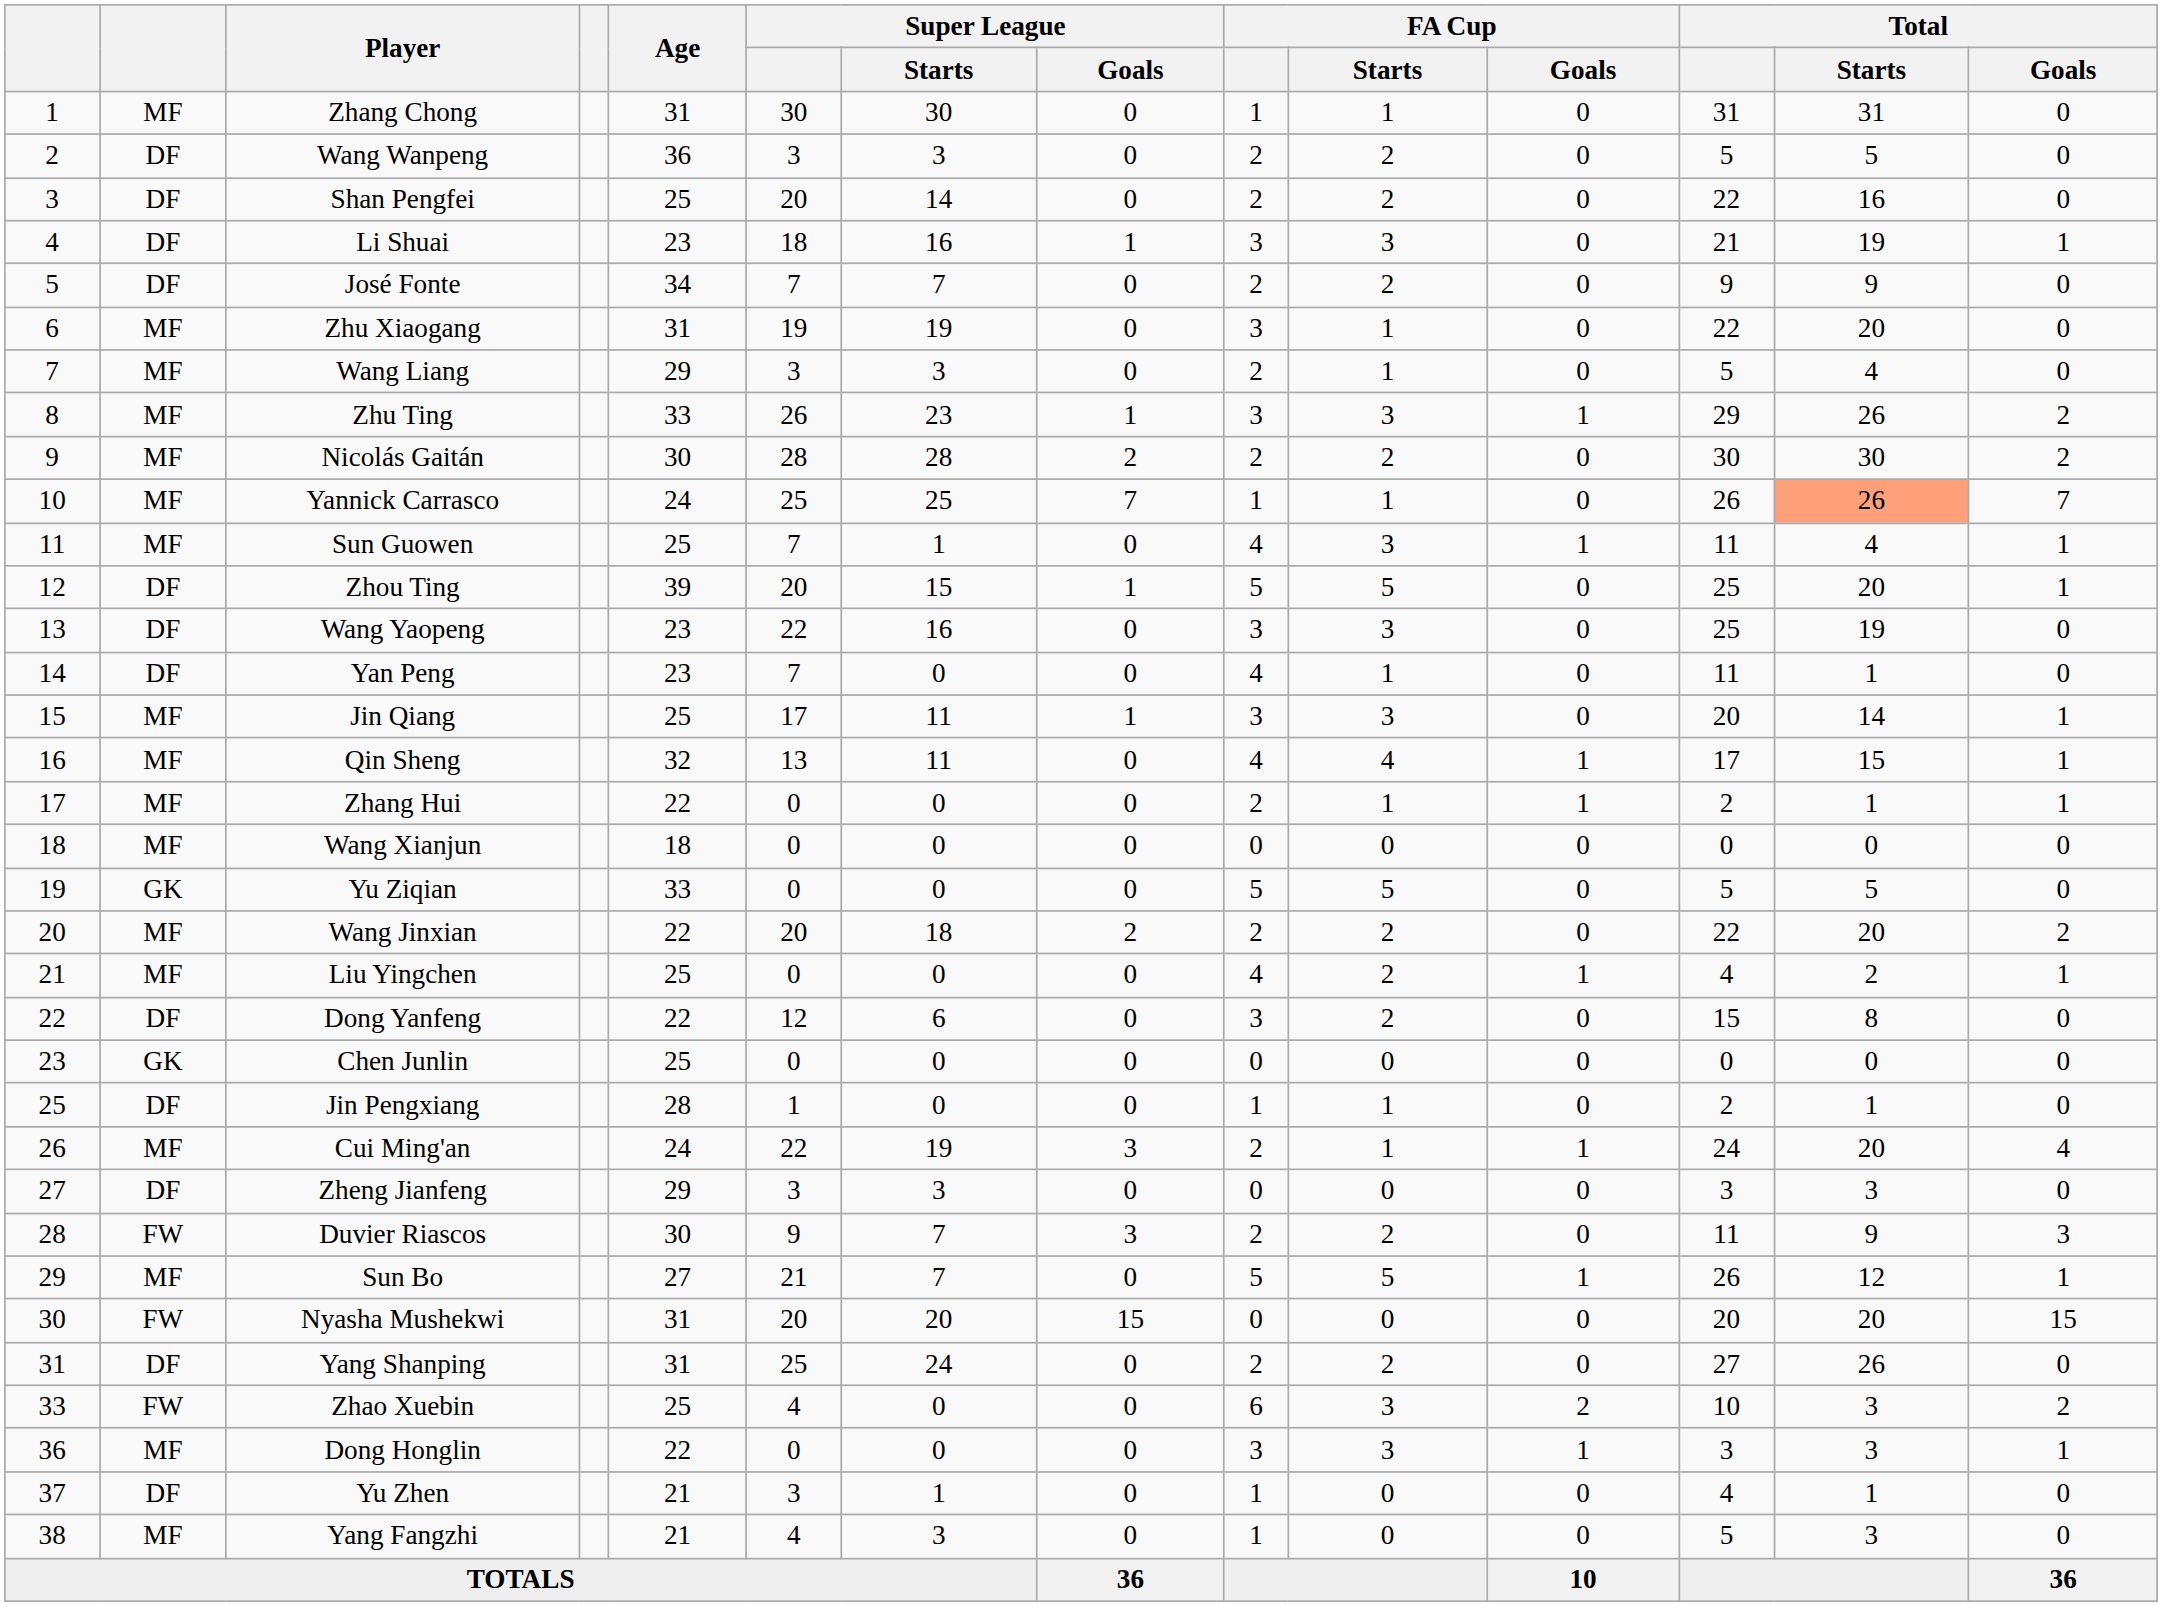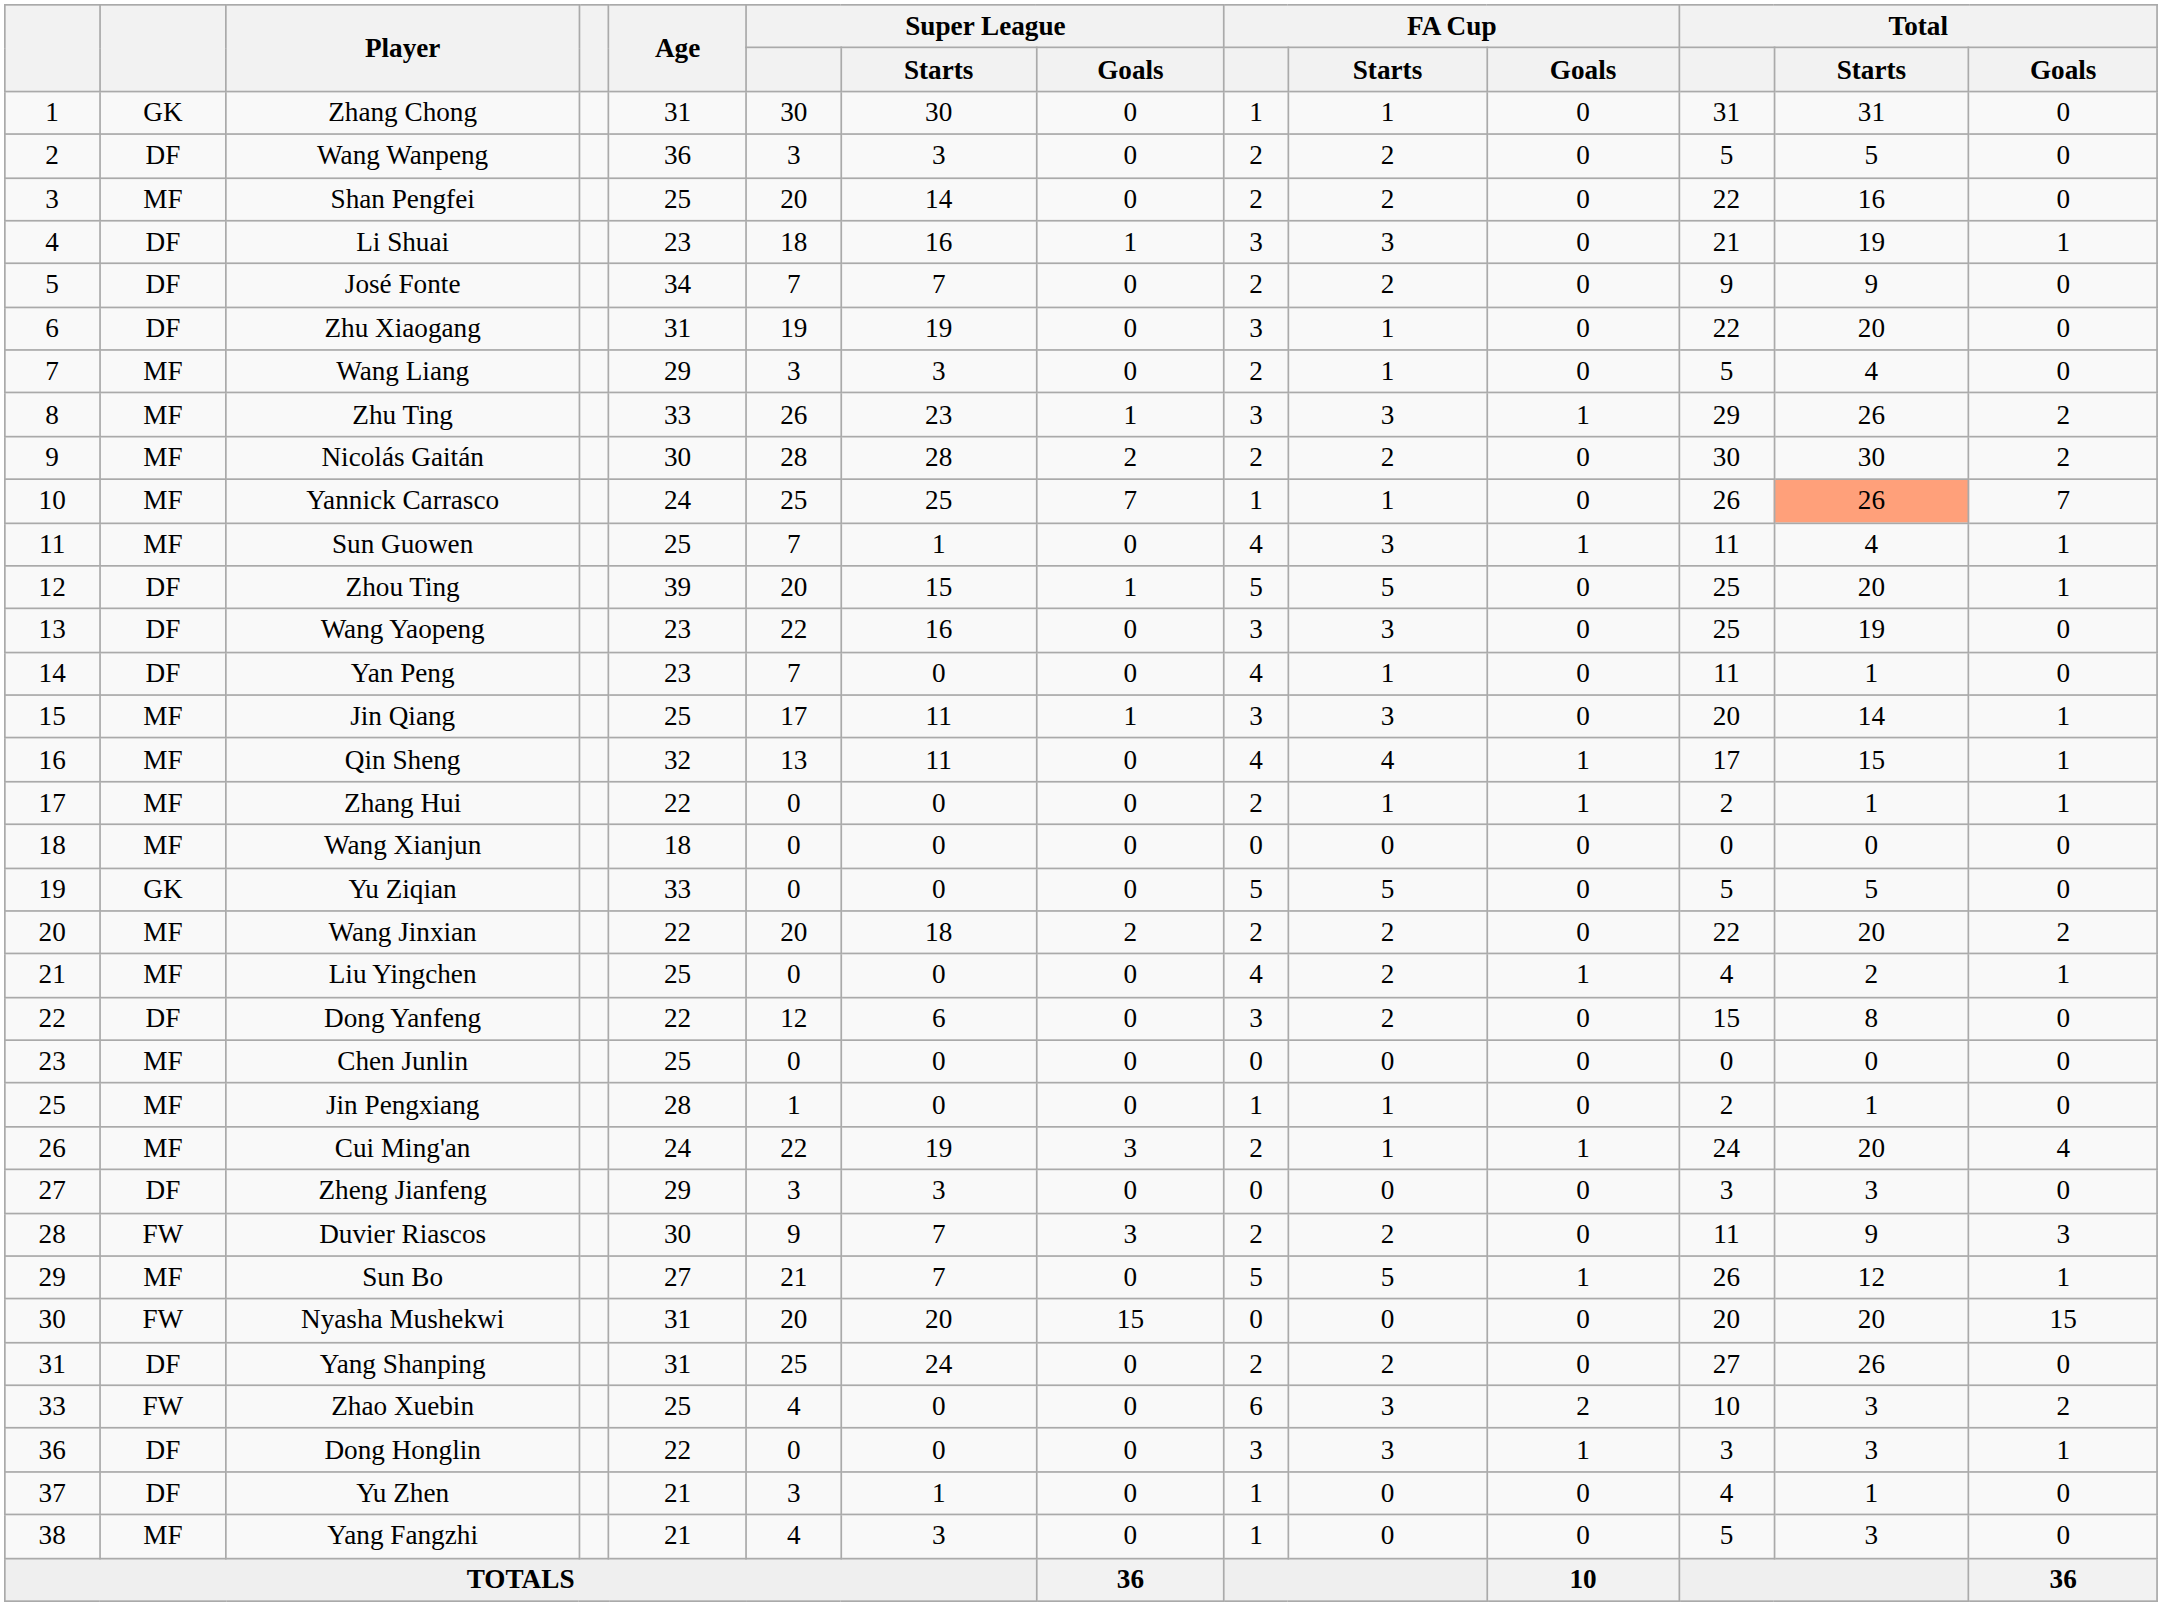(163, 112) MF -> (163, 112) GK
(163, 198) DF -> (163, 198) MF
(163, 328) MF -> (163, 328) DF
(163, 1061) GK -> (163, 1061) MF
(163, 1104) DF -> (163, 1104) MF
(163, 1449) MF -> (163, 1449) DF
